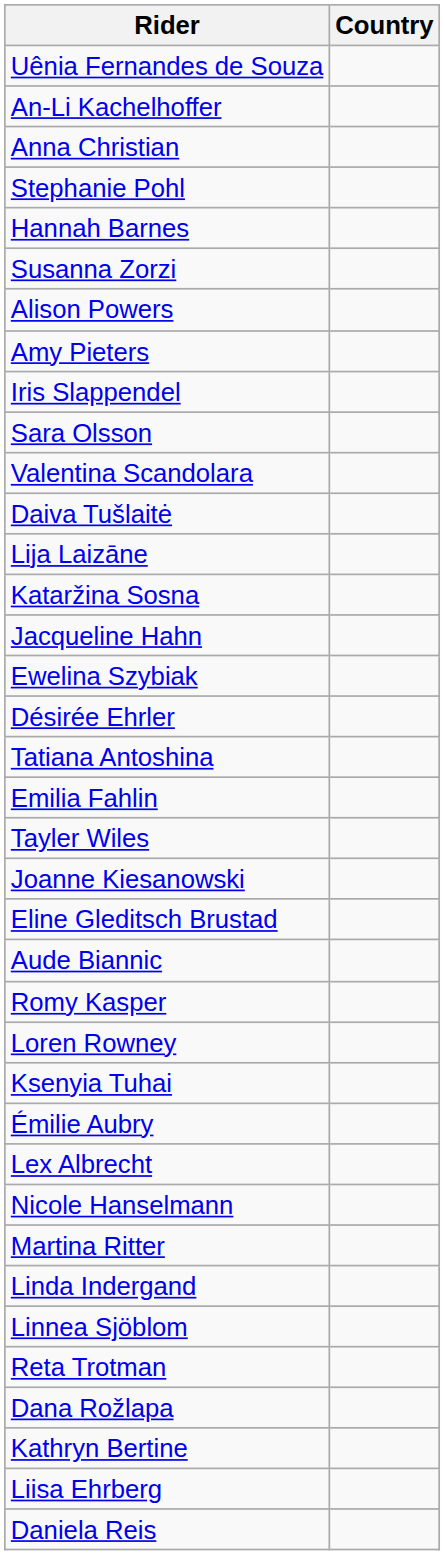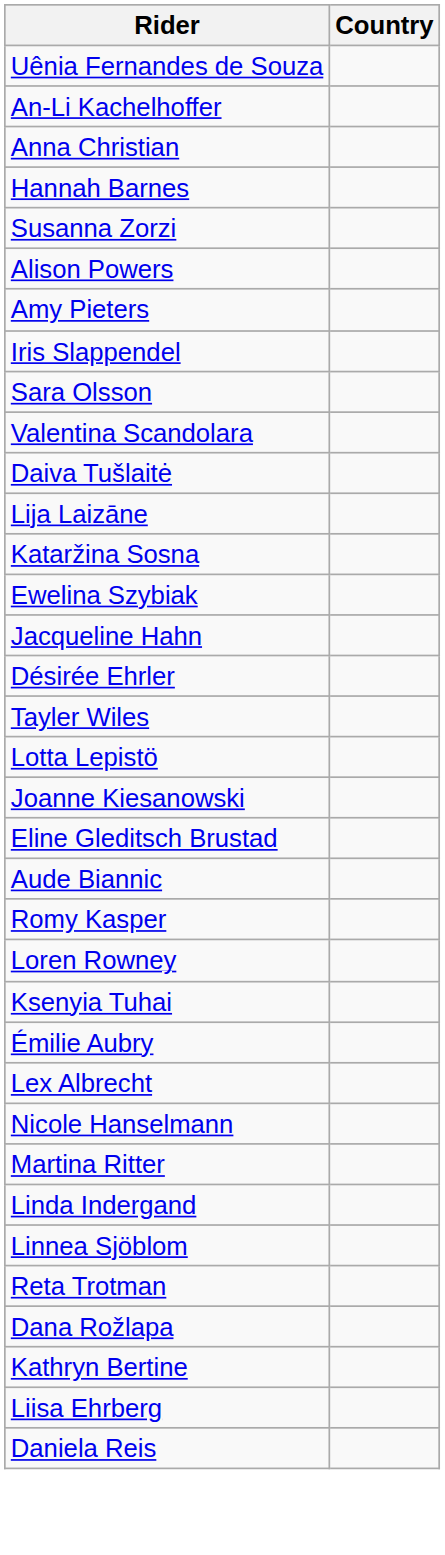- row: (98, 188)
rows swapped: (106, 635) <-> (104, 676)
- row: (112, 757)
- row: (84, 798)
+ row: (84, 757)
